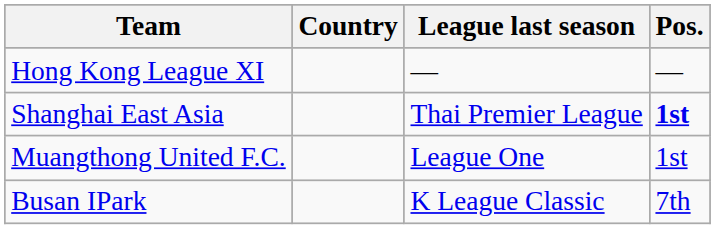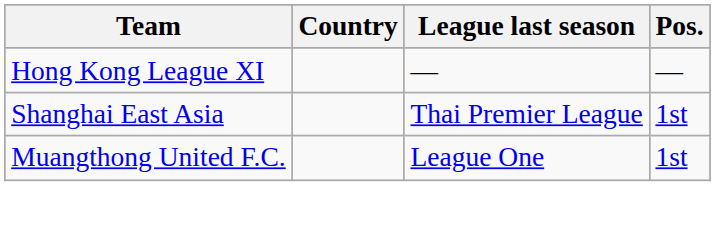(672, 113) bold -> (672, 113) normal
- row: (79, 200)
